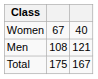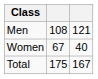rows swapped: (17, 47) <-> (25, 30)
